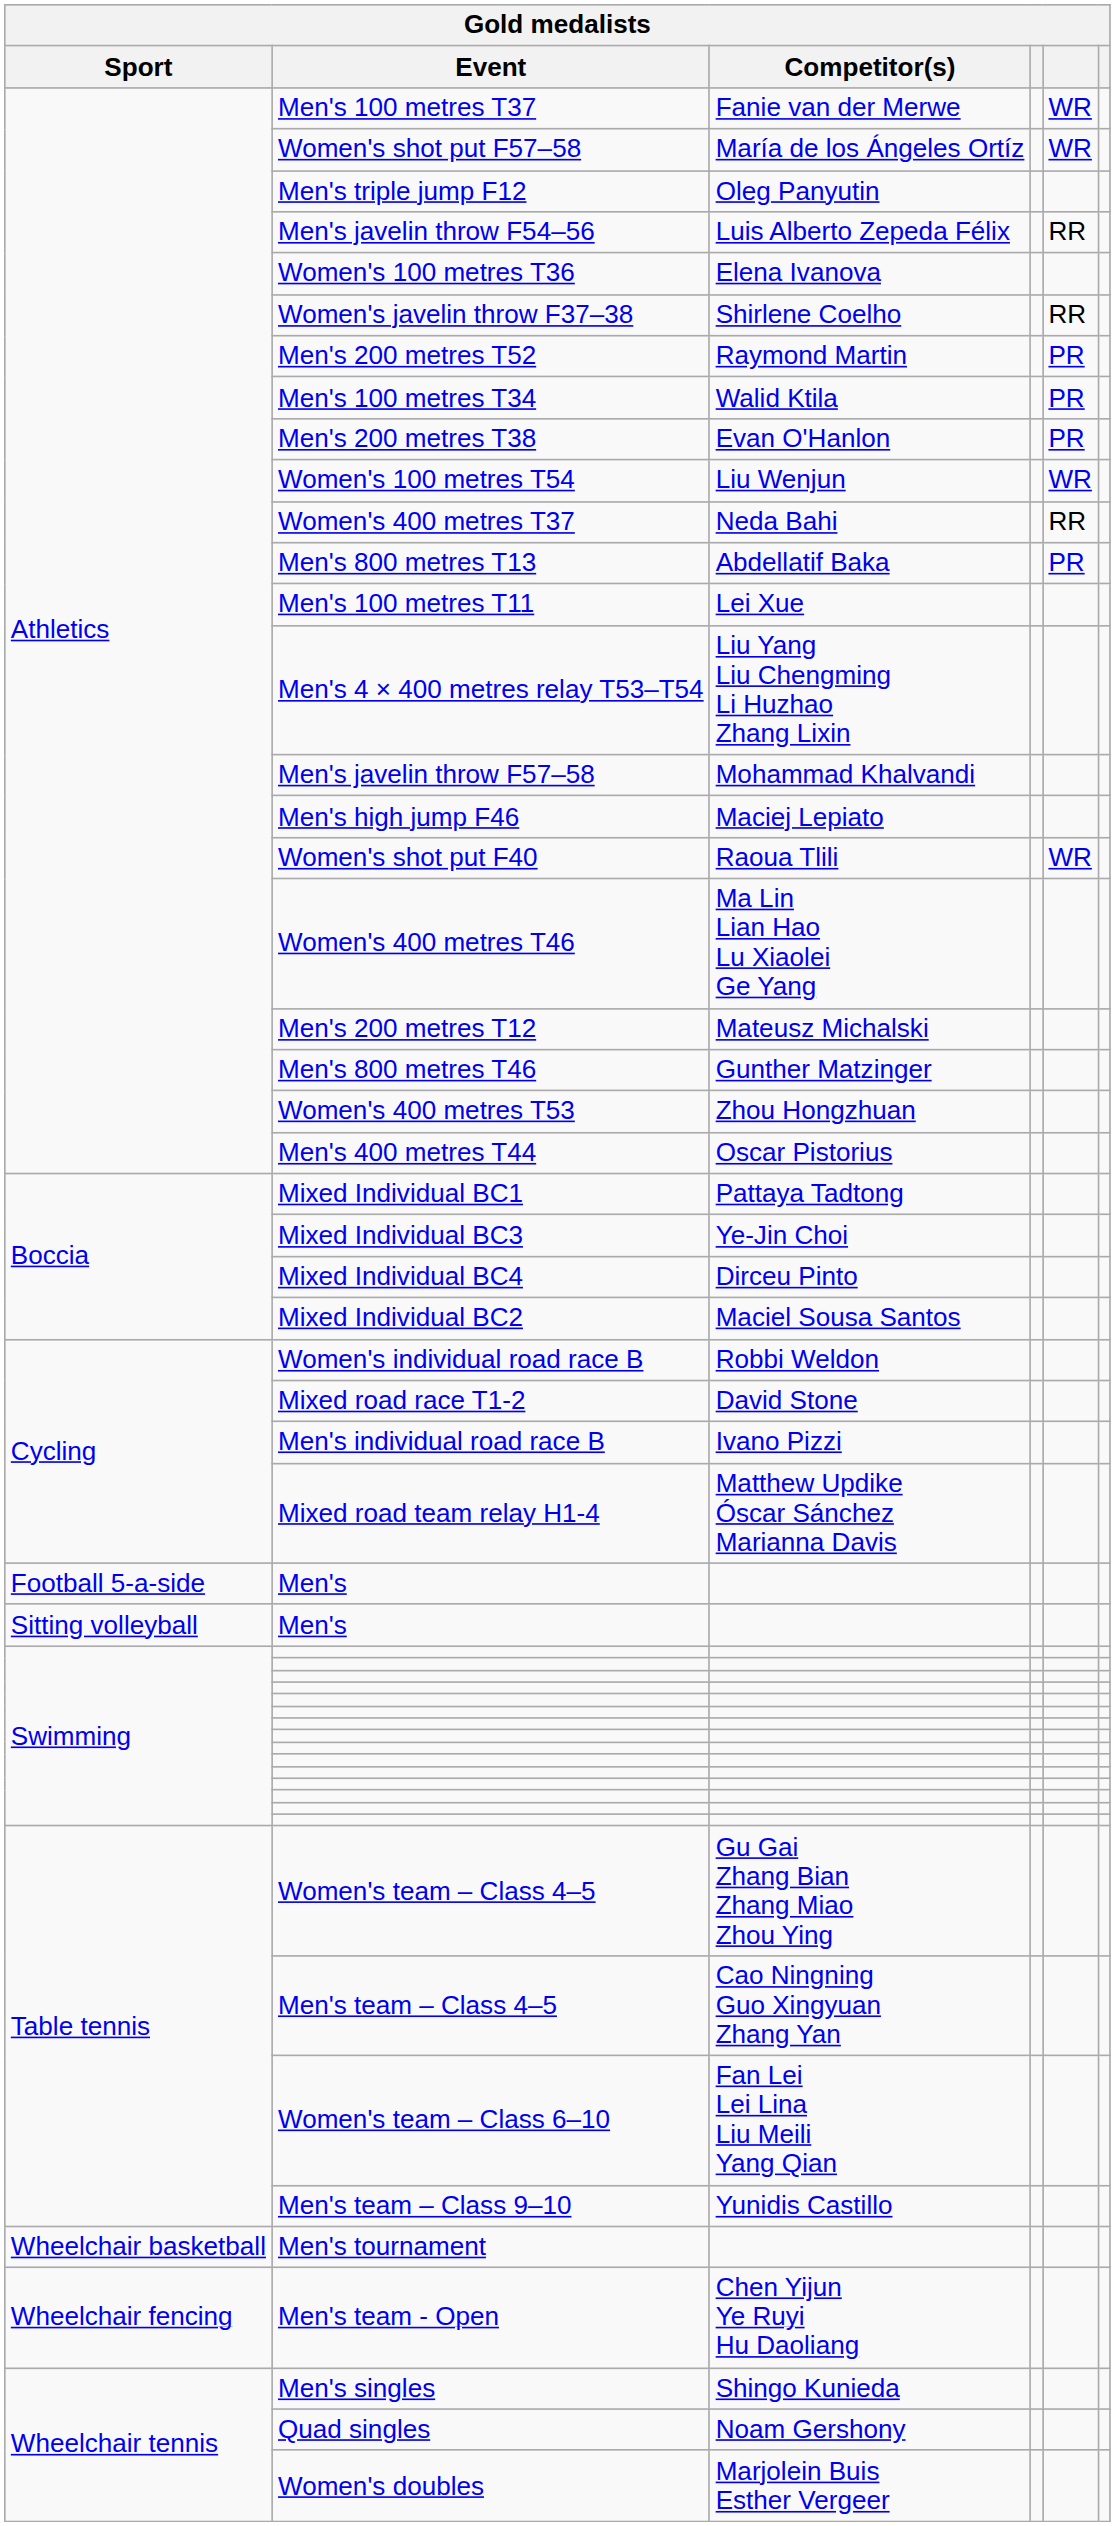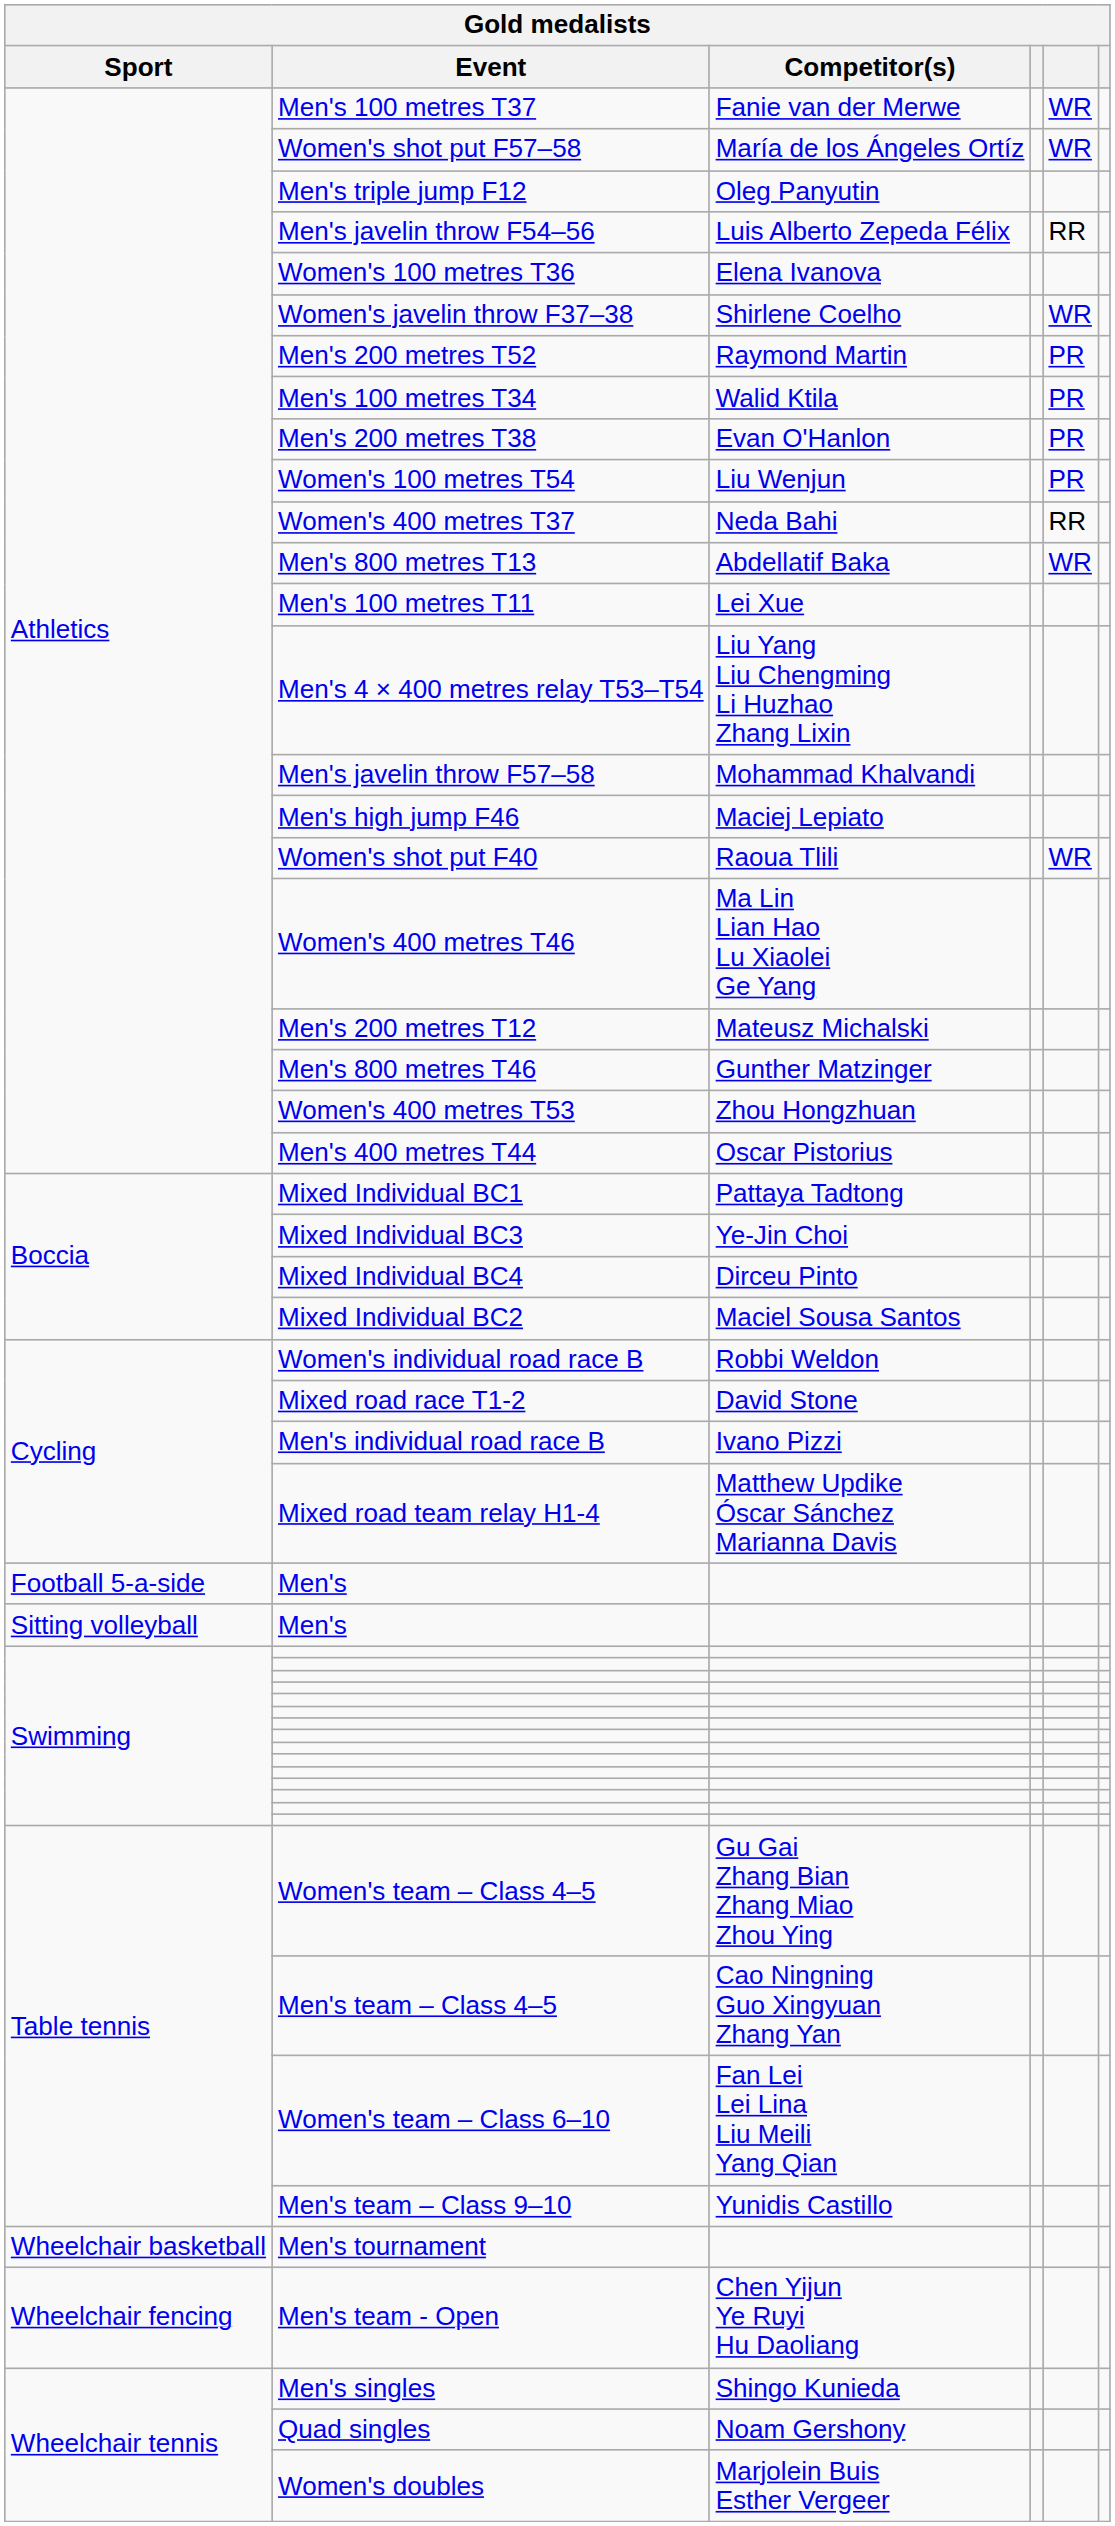(1067, 314) RR -> (1070, 314) WR
(1070, 480) WR -> (1067, 480) PR
(1067, 562) PR -> (1070, 562) WR
